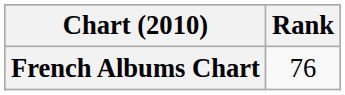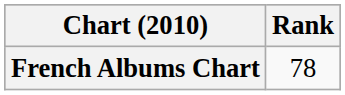(303, 67) 76 -> (303, 67) 78
